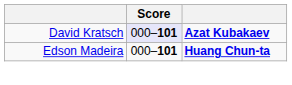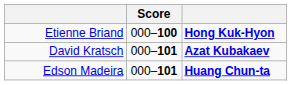+ row: (84, 33)
(154, 33) lavender background -> (154, 52) no background
